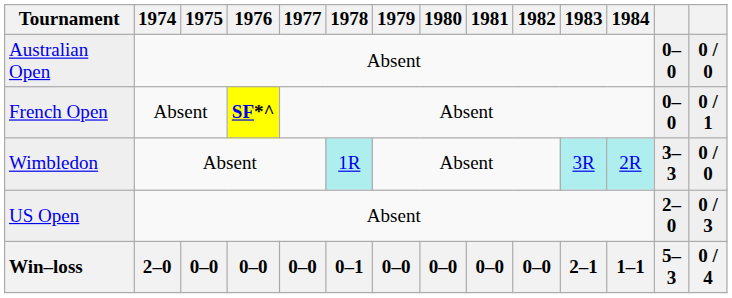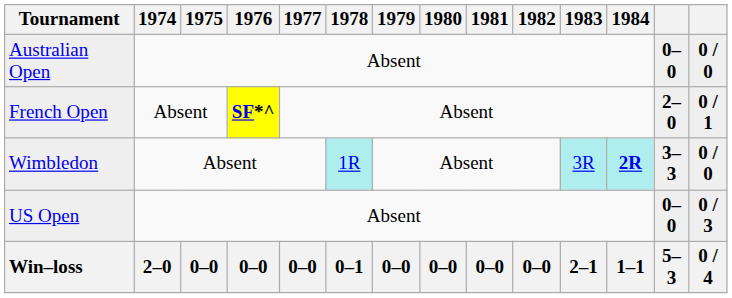(672, 112) 0–0 -> (672, 112) 2–0
(630, 163) normal -> (630, 163) bold
(672, 215) 2–0 -> (672, 215) 0–0
